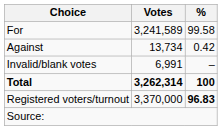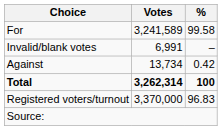rows swapped: (25, 47) <-> (52, 64)
(201, 99) bold -> (201, 99) normal
